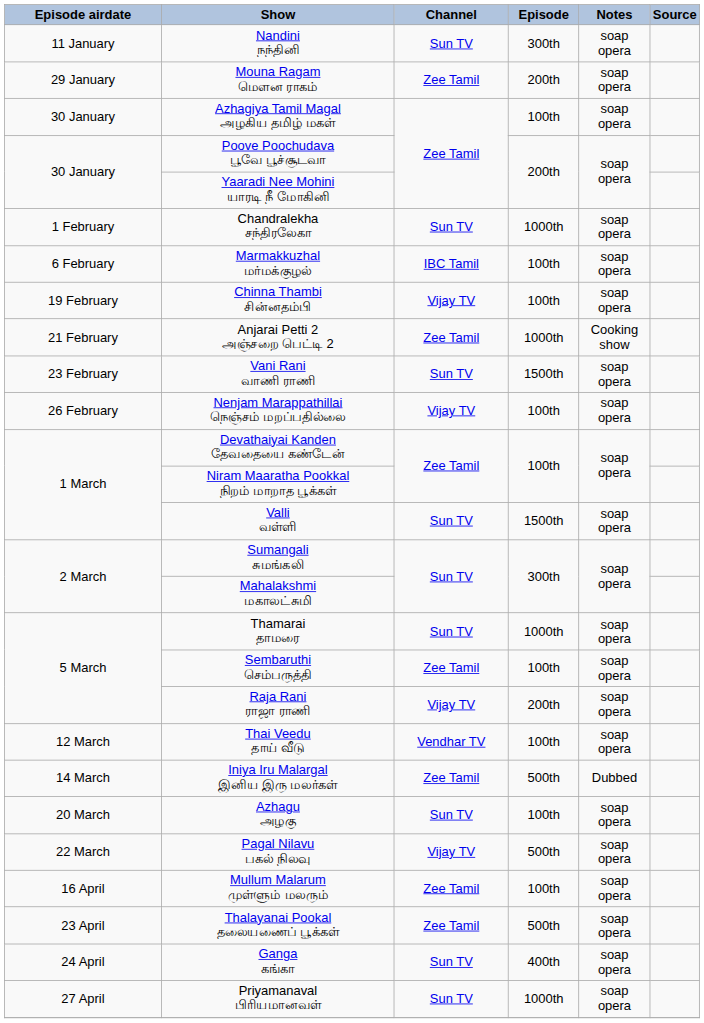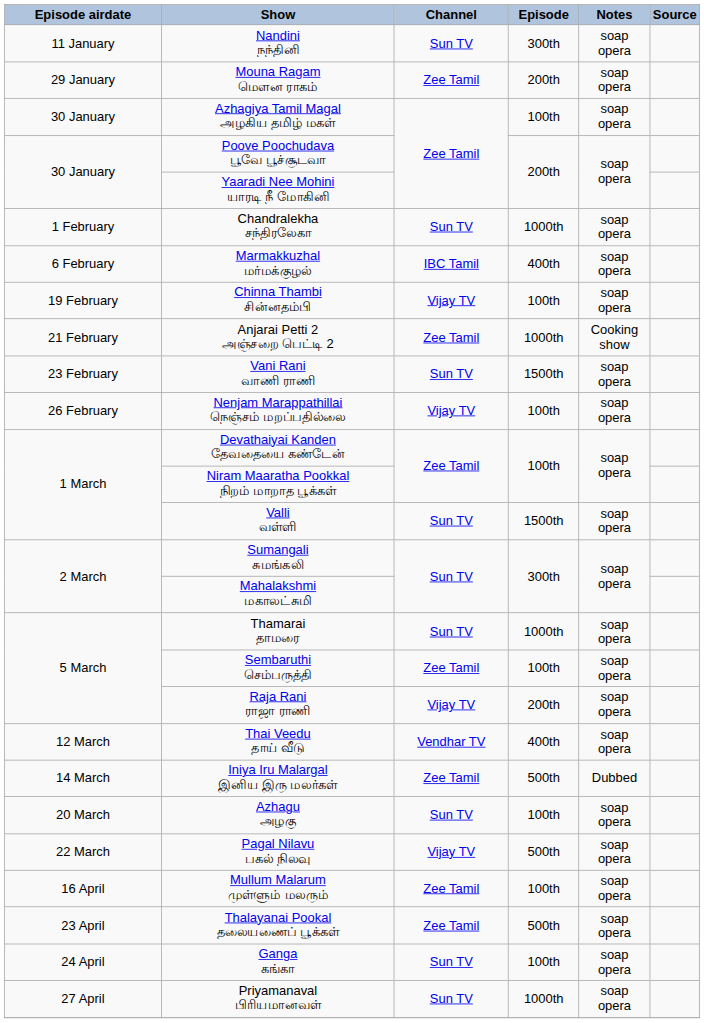(544, 263) 100th -> (544, 263) 400th
(544, 741) 100th -> (544, 741) 400th
(544, 962) 400th -> (544, 962) 100th
